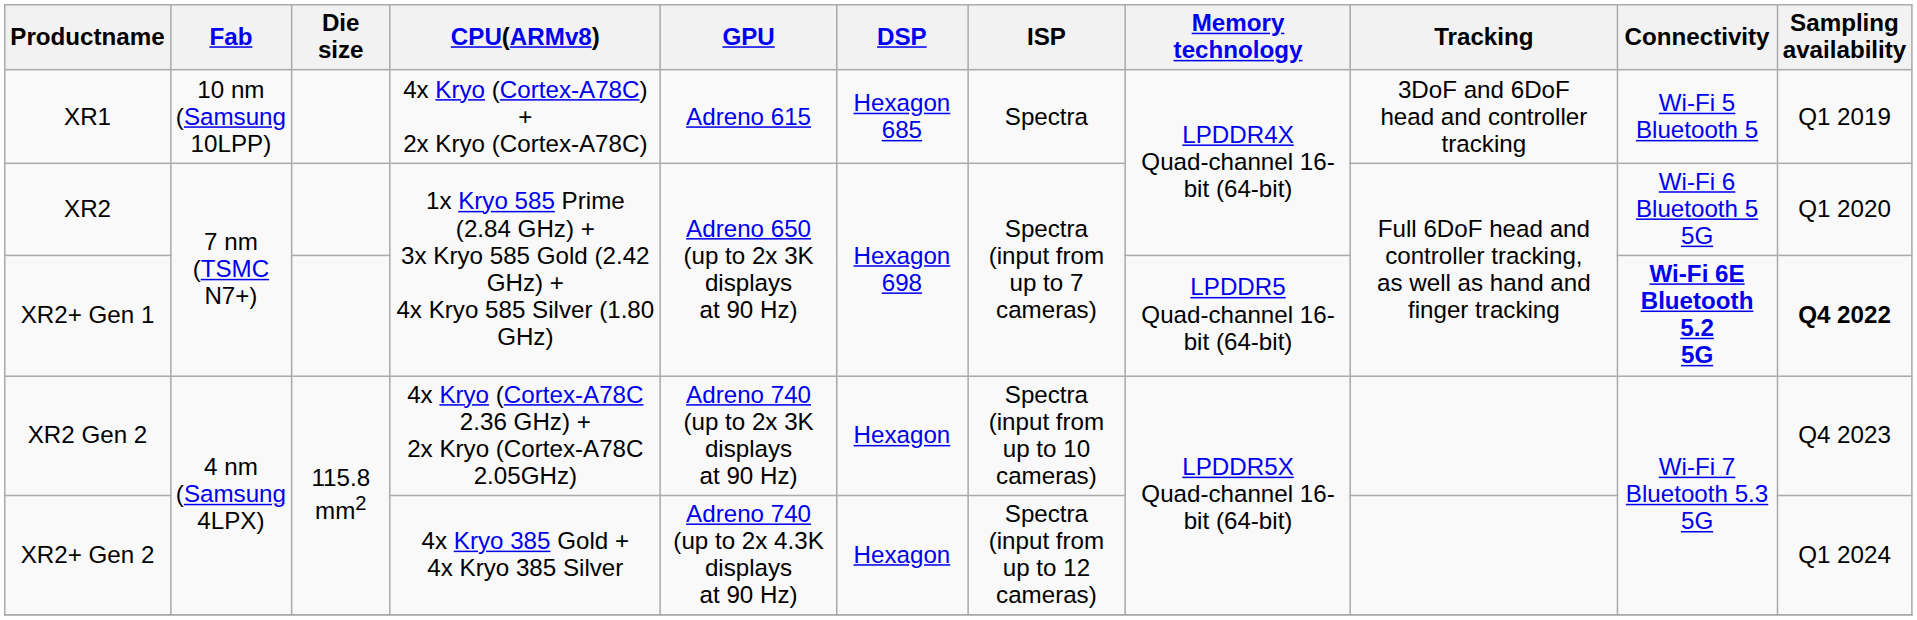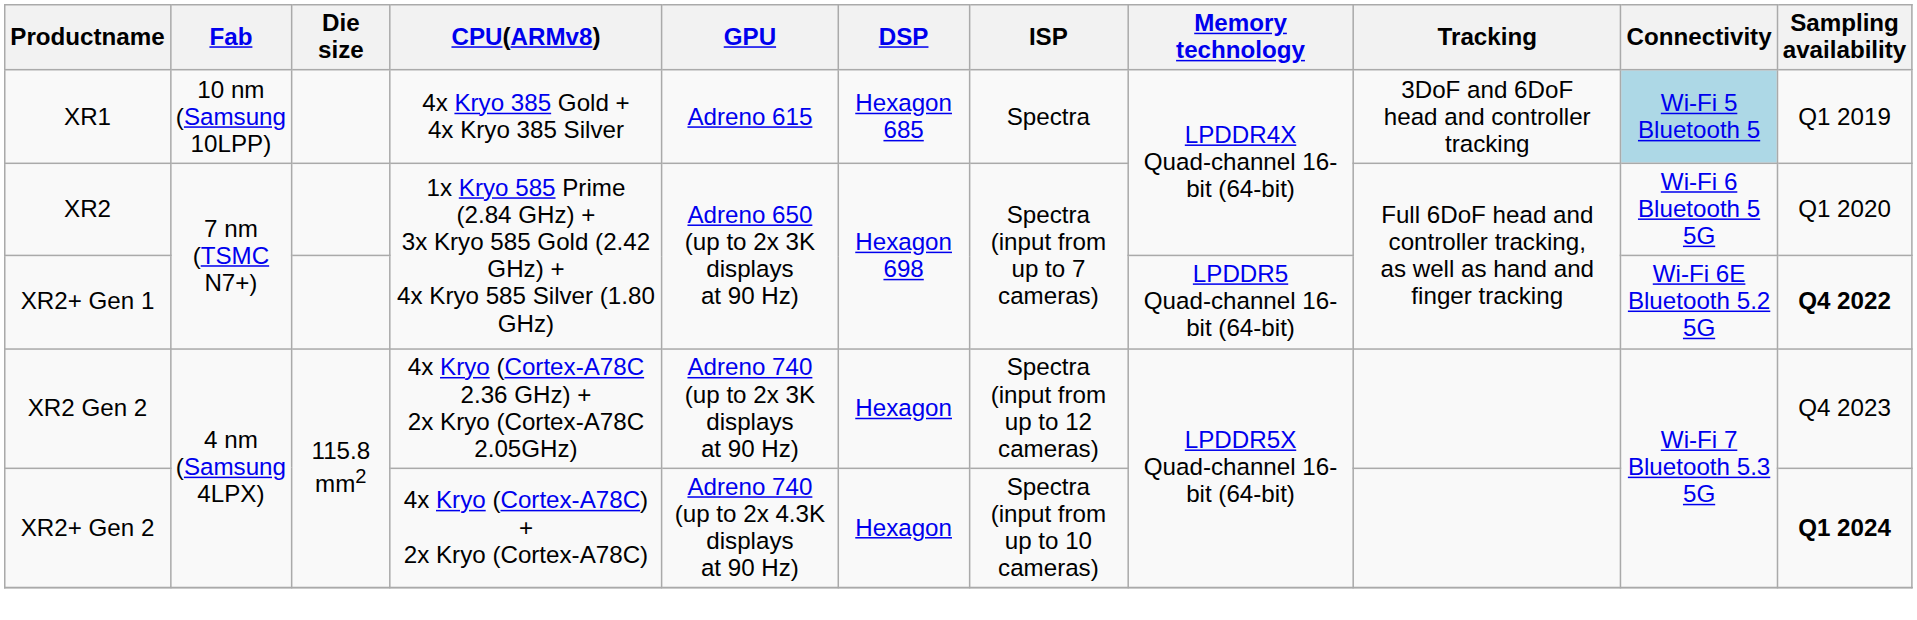(525, 116) 4x Kryo (Cortex-A78C) + 2x Kryo (Cortex-A78C) -> (526, 116) 4x Kryo 385 Gold + 4x Kryo 385 Silver
(1697, 116) no background -> (1699, 116) lightblue background
(1697, 315) bold -> (1699, 301) normal
(1046, 435) Spectra (input from up to 10 cameras) -> (1048, 407) Spectra (input from up to 12 cameras)
(525, 554) 4x Kryo 385 Gold + 4x Kryo 385 Silver -> (526, 527) 4x Kryo (Cortex-A78C) + 2x Kryo (Cortex-A78C)
(1046, 554) Spectra (input from up to 12 cameras) -> (1048, 527) Spectra (input from up to 10 cameras)
(1844, 554) normal -> (1845, 527) bold
